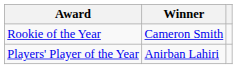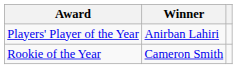rows swapped: (73, 53) <-> (54, 34)
